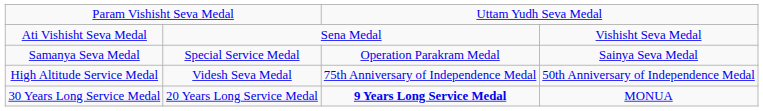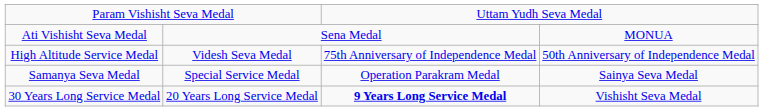(649, 34) Vishisht Seva Medal -> (649, 34) MONUA
rows swapped: (84, 55) <-> (84, 75)
(649, 95) MONUA -> (649, 95) Vishisht Seva Medal
